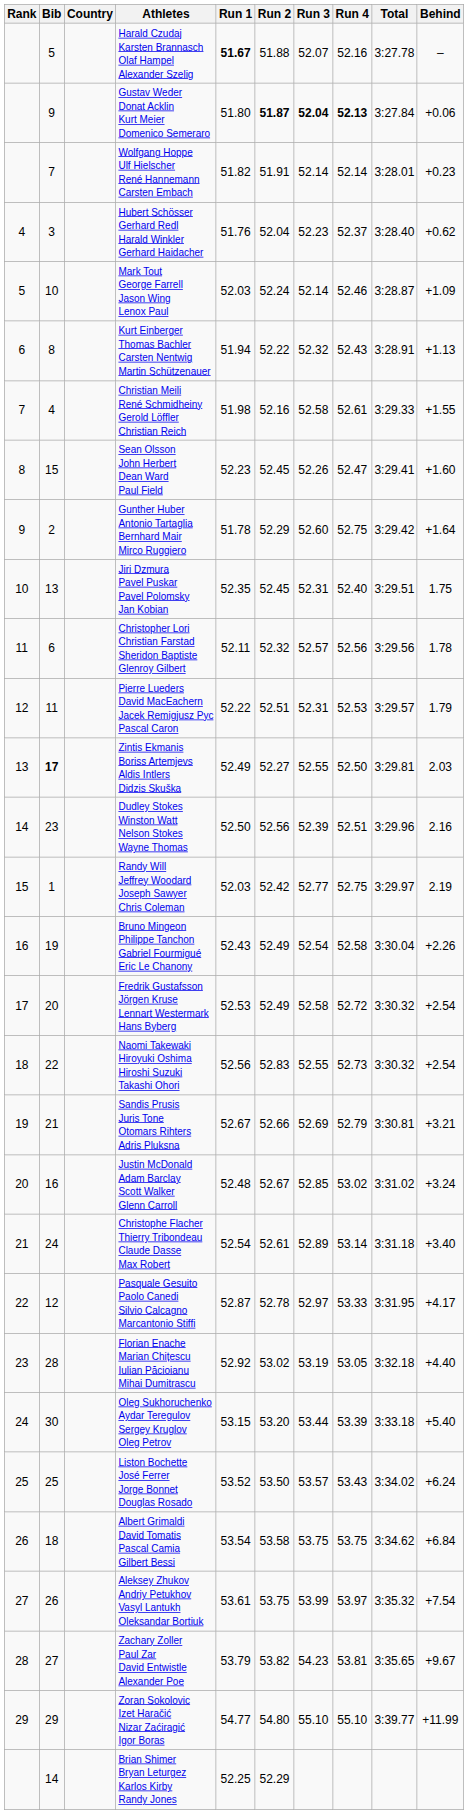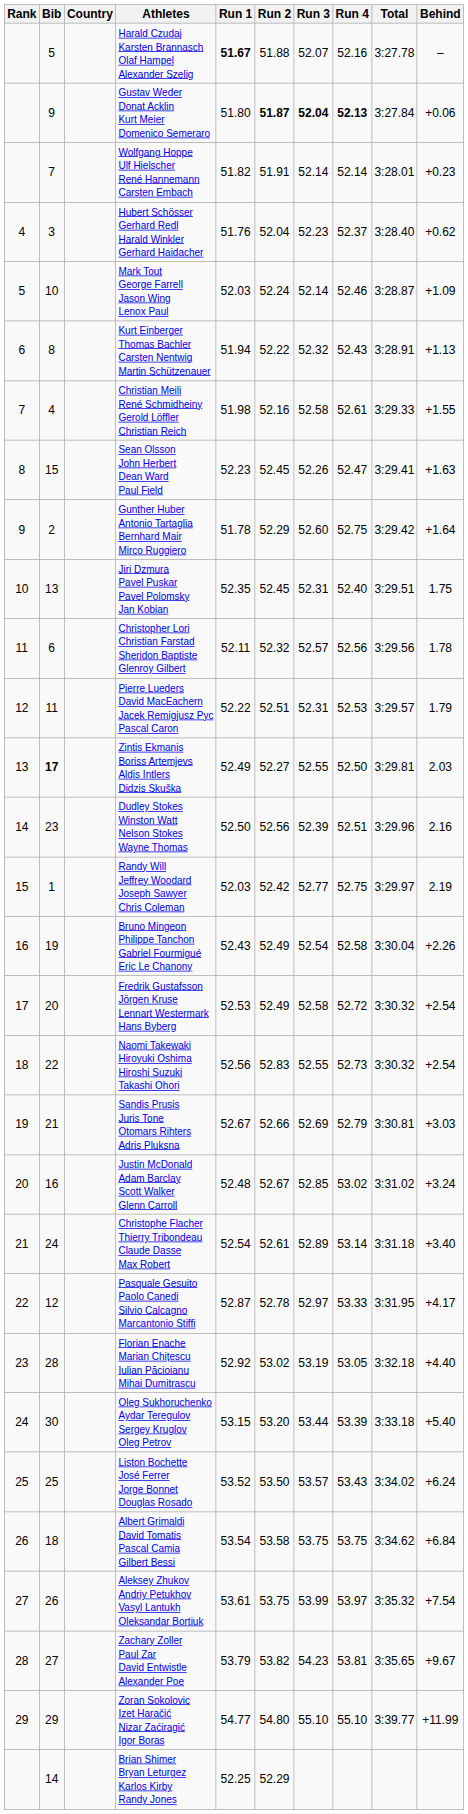(440, 470) +1.60 -> (440, 470) +1.63
(440, 1124) +3.21 -> (440, 1124) +3.03
